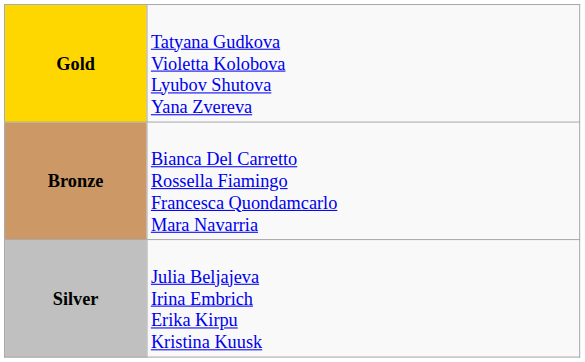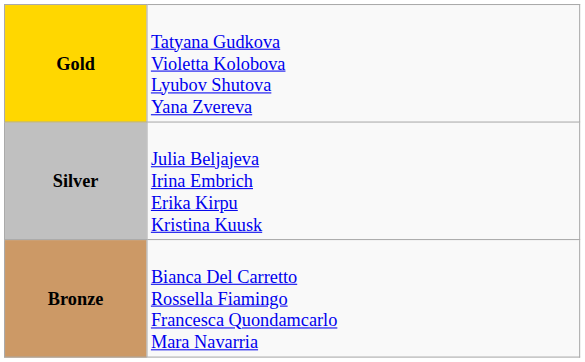rows swapped: (76, 297) <-> (76, 180)
